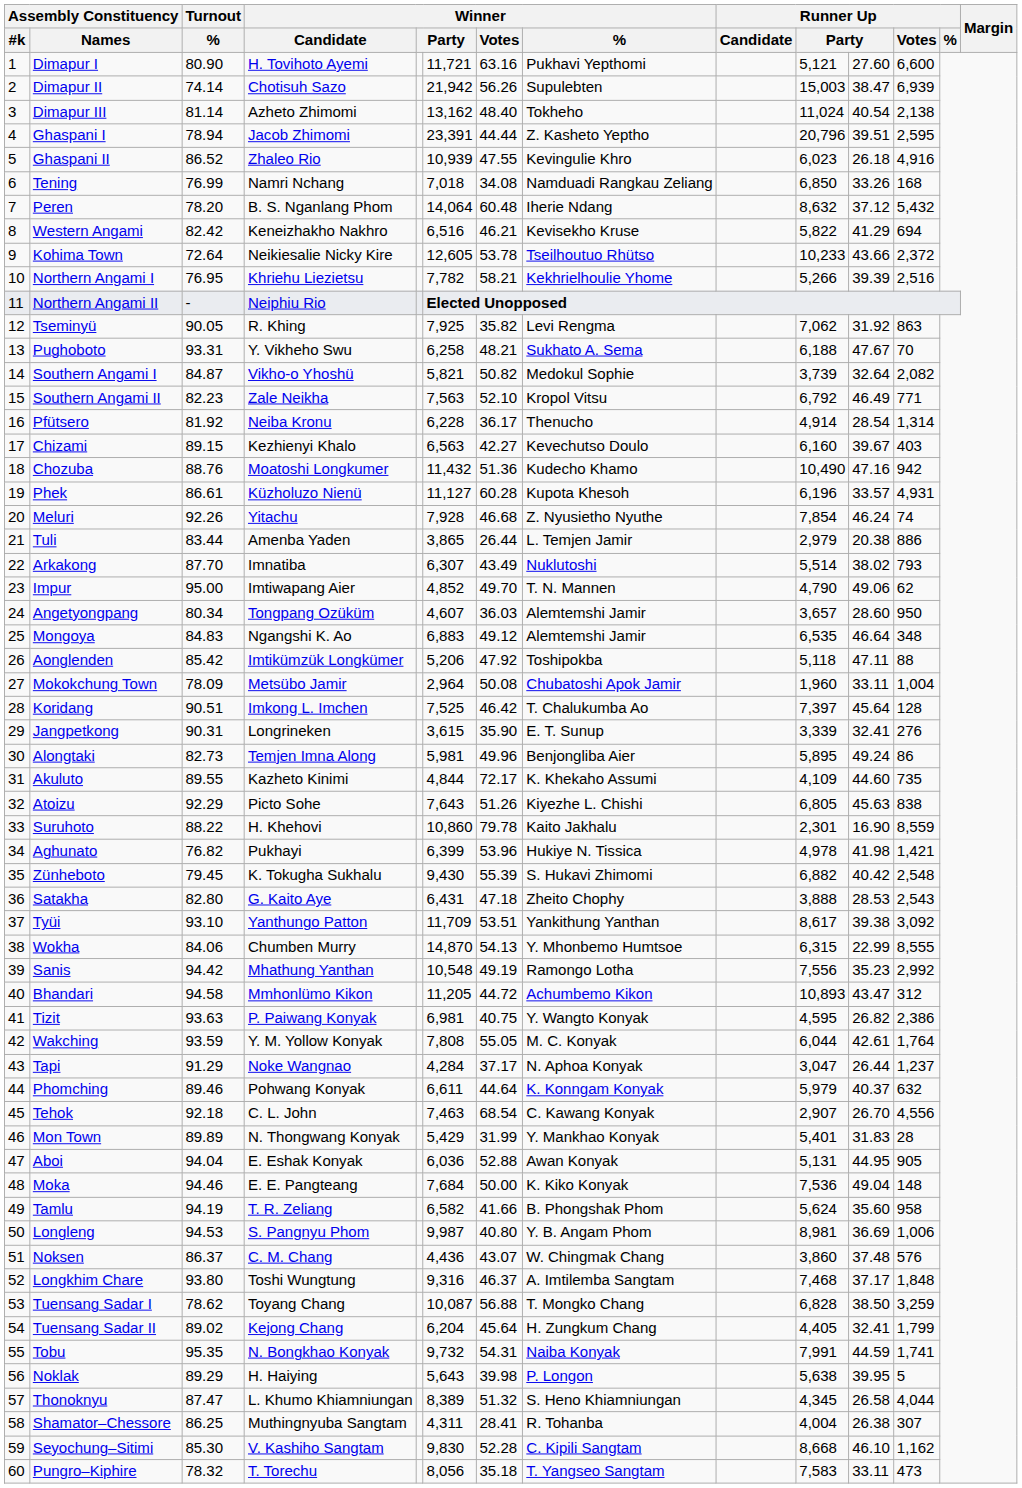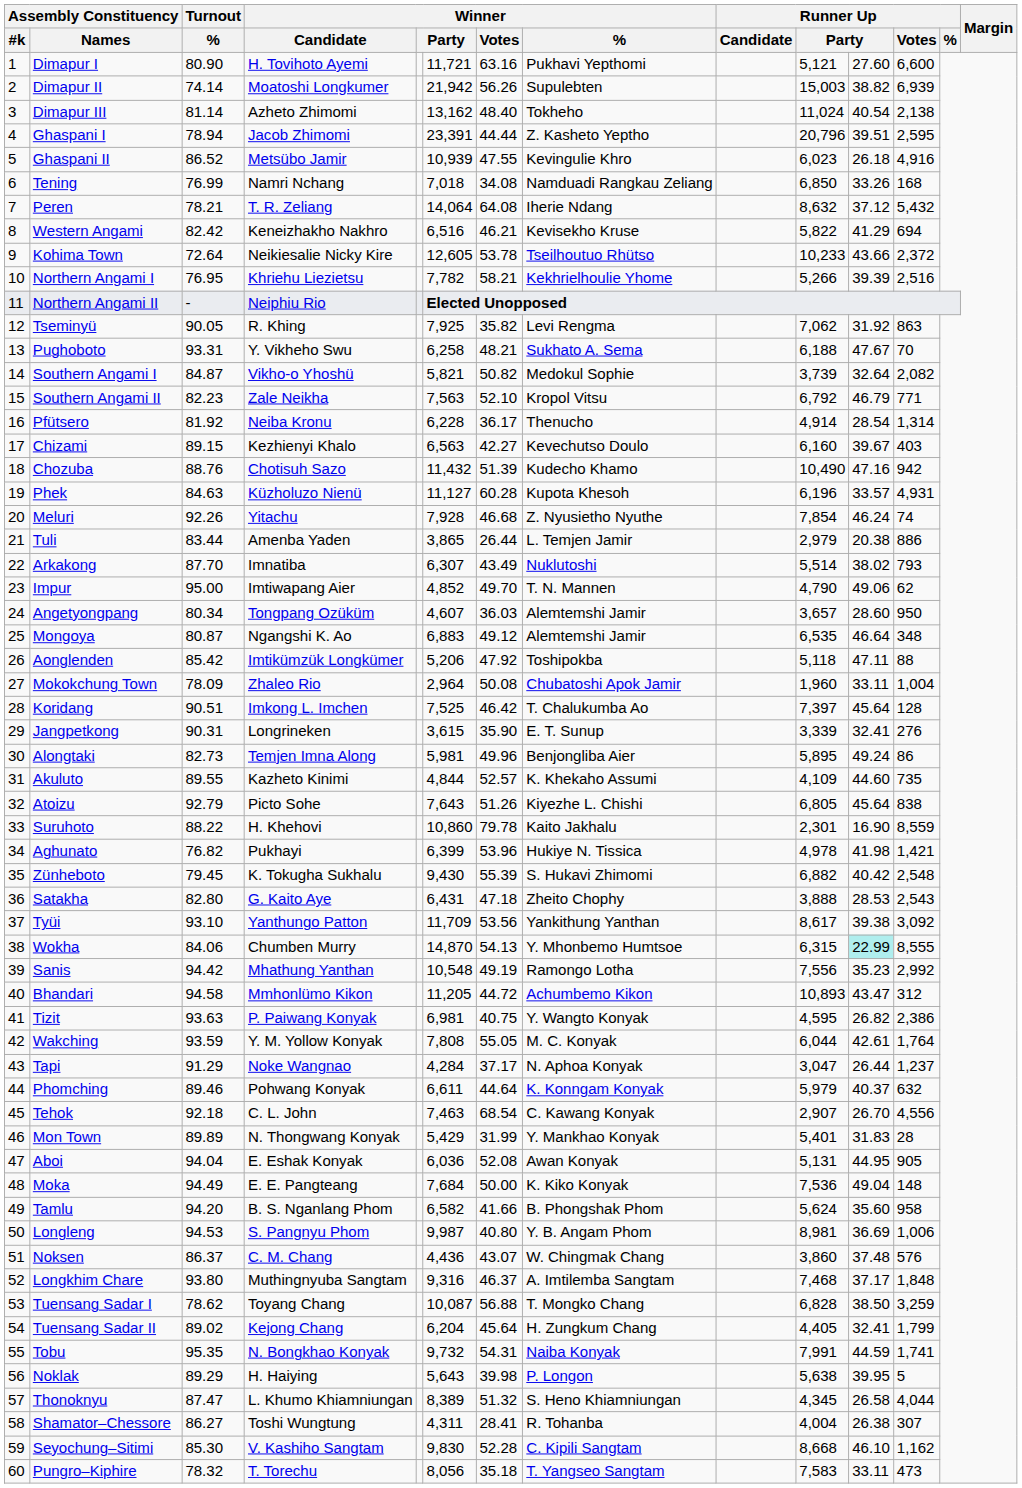(297, 87) Chotisuh Sazo -> (318, 87) Moatoshi Longkumer
(871, 87) 38.47 -> (871, 87) 38.82
(284, 159) Zhaleo Rio -> (297, 159) Metsübo Jamir
(204, 207) 78.20 -> (204, 207) 78.21
(320, 207) B. S. Nganlang Phom -> (290, 207) T. R. Zeliang
(498, 207) 60.48 -> (498, 207) 64.08
(871, 398) 46.49 -> (871, 398) 46.79
(318, 469) Moatoshi Longkumer -> (297, 469) Chotisuh Sazo
(498, 469) 51.36 -> (498, 469) 51.39
(204, 493) 86.61 -> (204, 493) 84.63
(204, 636) 84.83 -> (204, 636) 80.87
(297, 684) Metsübo Jamir -> (284, 684) Zhaleo Rio
(498, 779) 72.17 -> (498, 779) 52.57
(204, 803) 92.29 -> (204, 803) 92.79
(871, 803) 45.63 -> (871, 803) 45.64
(498, 922) 53.51 -> (498, 922) 53.56
(871, 946) no background -> (871, 946) paleturquoise background
(498, 1161) 52.88 -> (498, 1161) 52.08
(204, 1185) 94.46 -> (204, 1185) 94.49
(204, 1209) 94.19 -> (204, 1209) 94.20
(290, 1209) T. R. Zeliang -> (320, 1209) B. S. Nganlang Phom
(302, 1280) Toshi Wungtung -> (327, 1280) Muthingnyuba Sangtam
(204, 1423) 86.25 -> (204, 1423) 86.27
(327, 1423) Muthingnyuba Sangtam -> (302, 1423) Toshi Wungtung
